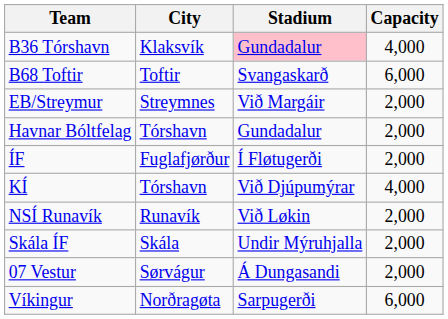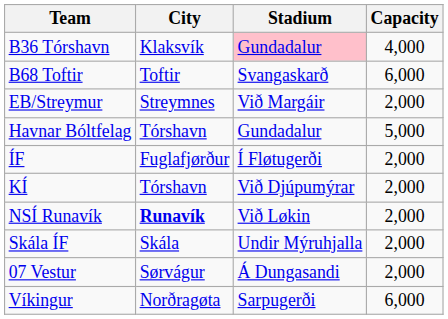(405, 131) 2,000 -> (405, 131) 5,000
(405, 187) 4,000 -> (405, 187) 2,000
(170, 215) normal -> (172, 215) bold
